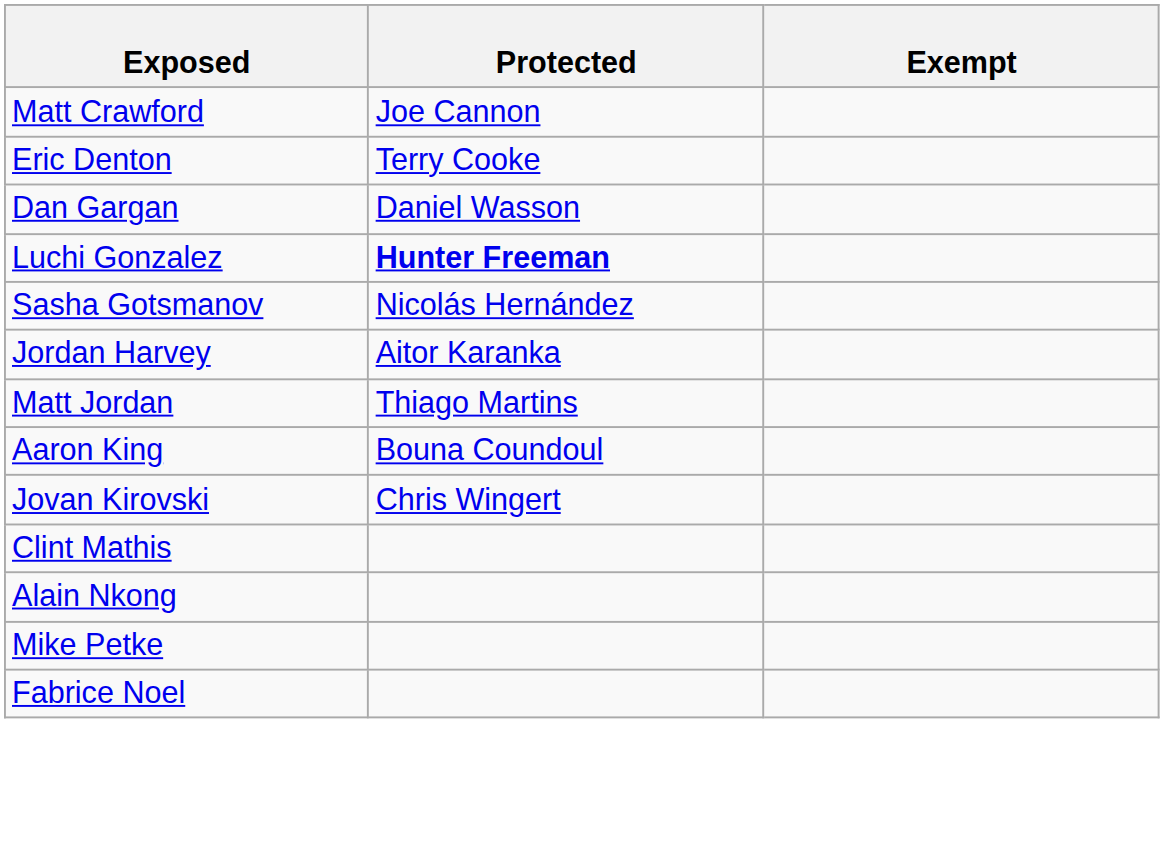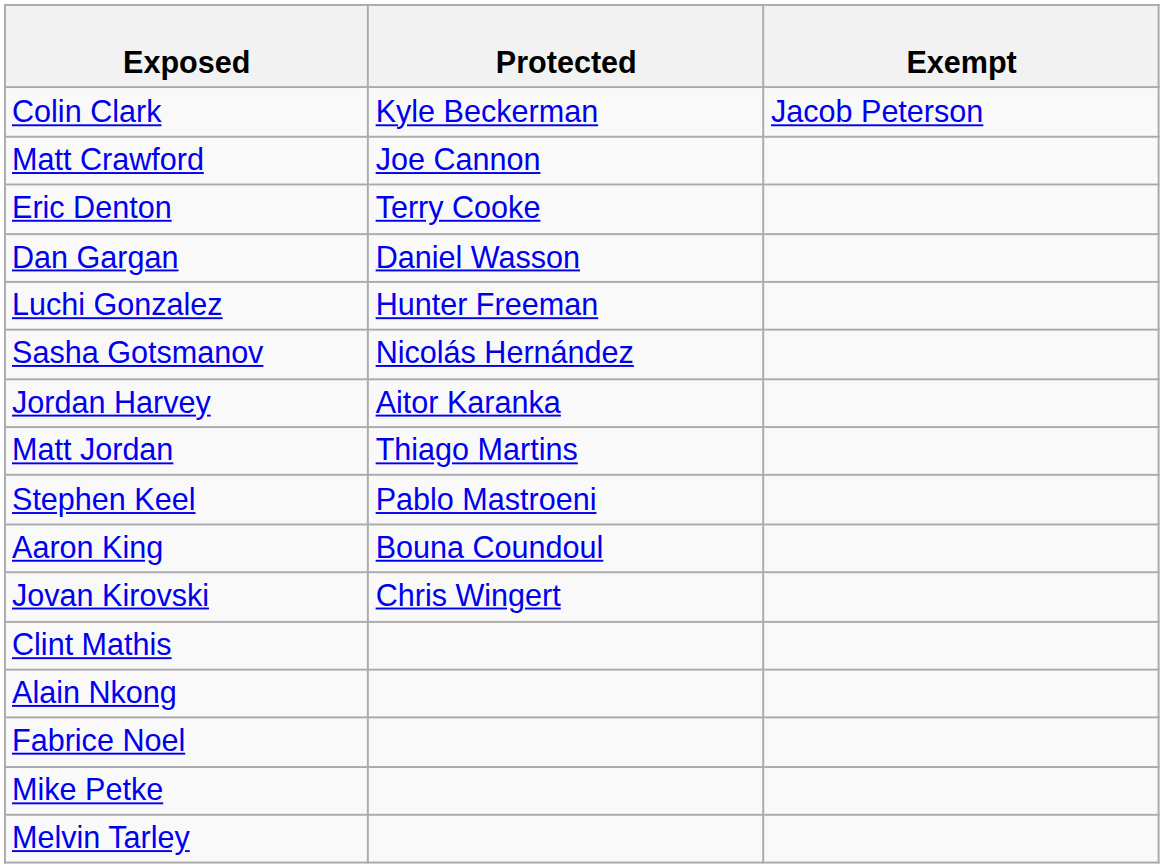+ row: (87, 111)
(493, 256) bold -> (487, 305) normal
+ row: (104, 499)
rows swapped: (99, 693) <-> (88, 644)
+ row: (101, 838)
